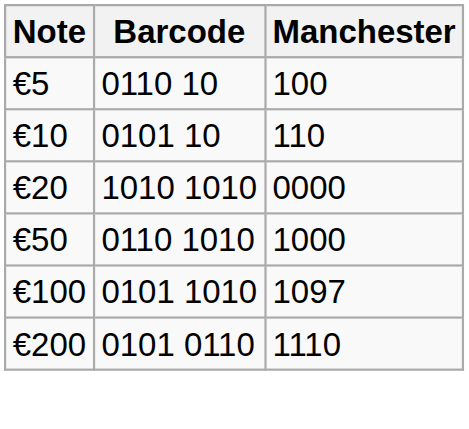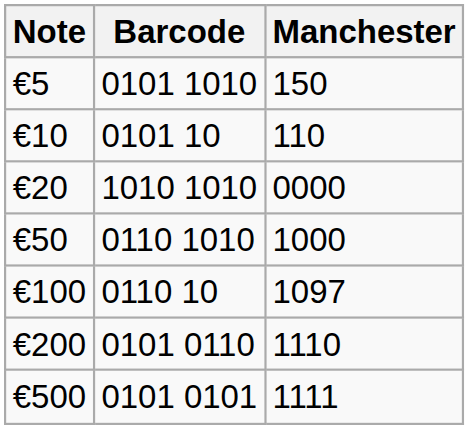(160, 84) 0110 10 -> (179, 84) 0101 1010
(300, 84) 100 -> (300, 84) 150
(179, 292) 0101 1010 -> (160, 292) 0110 10
+ row: (49, 397)
